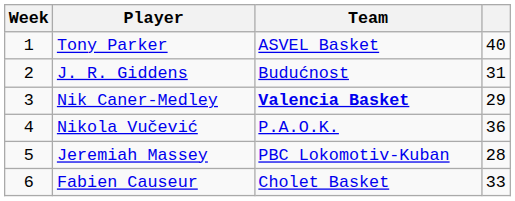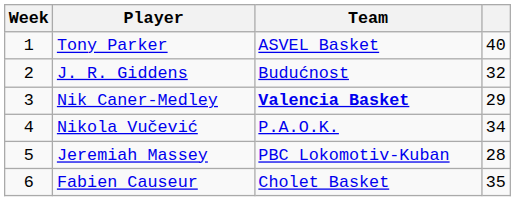(496, 73) 31 -> (496, 73) 32
(496, 128) 36 -> (496, 128) 34
(496, 182) 33 -> (496, 182) 35
